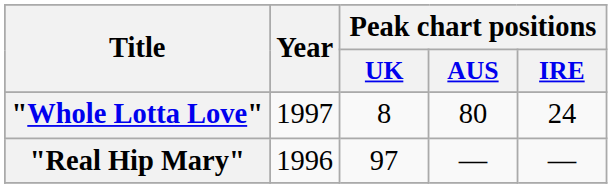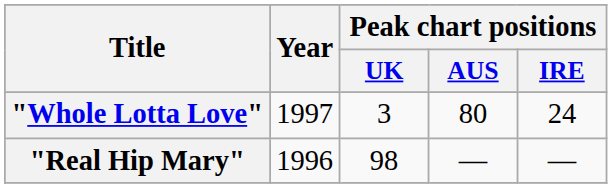(384, 114) 8 -> (384, 114) 3
(384, 159) 97 -> (384, 159) 98
